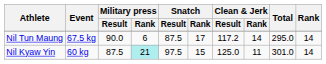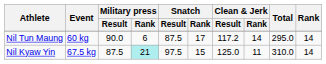(81, 39) 67.5 kg -> (78, 39) 60 kg
(78, 52) 60 kg -> (81, 52) 67.5 kg
(283, 52) 301.0 -> (283, 52) 310.0
